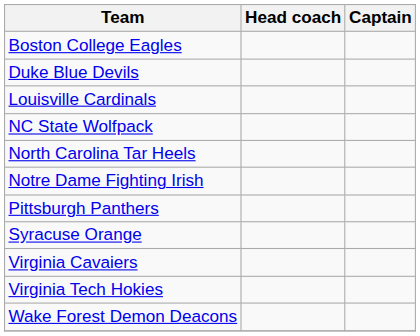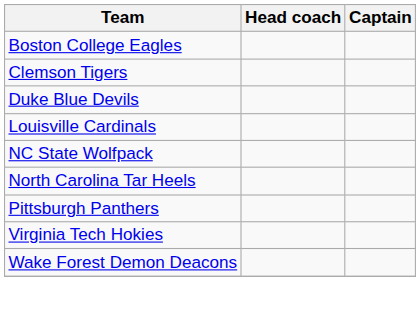+ row: (68, 72)
- row: (106, 180)
- row: (75, 235)
- row: (73, 262)
